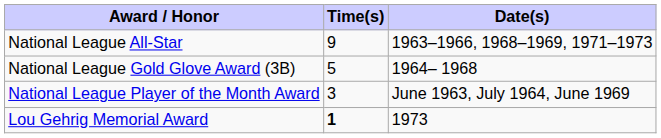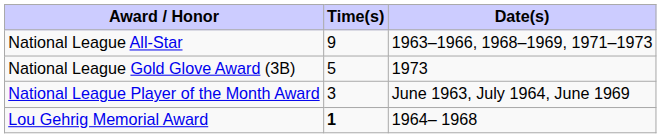(434, 68) 1964– 1968 -> (410, 68) 1973
(410, 119) 1973 -> (434, 119) 1964– 1968
